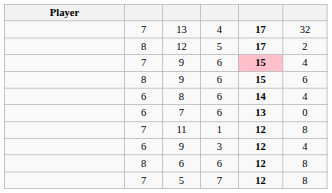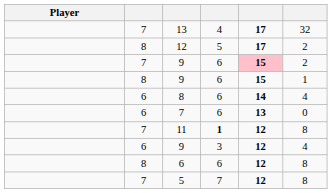(305, 63) 4 -> (305, 63) 2
(305, 79) 6 -> (305, 79) 1
(219, 130) normal -> (219, 130) bold
